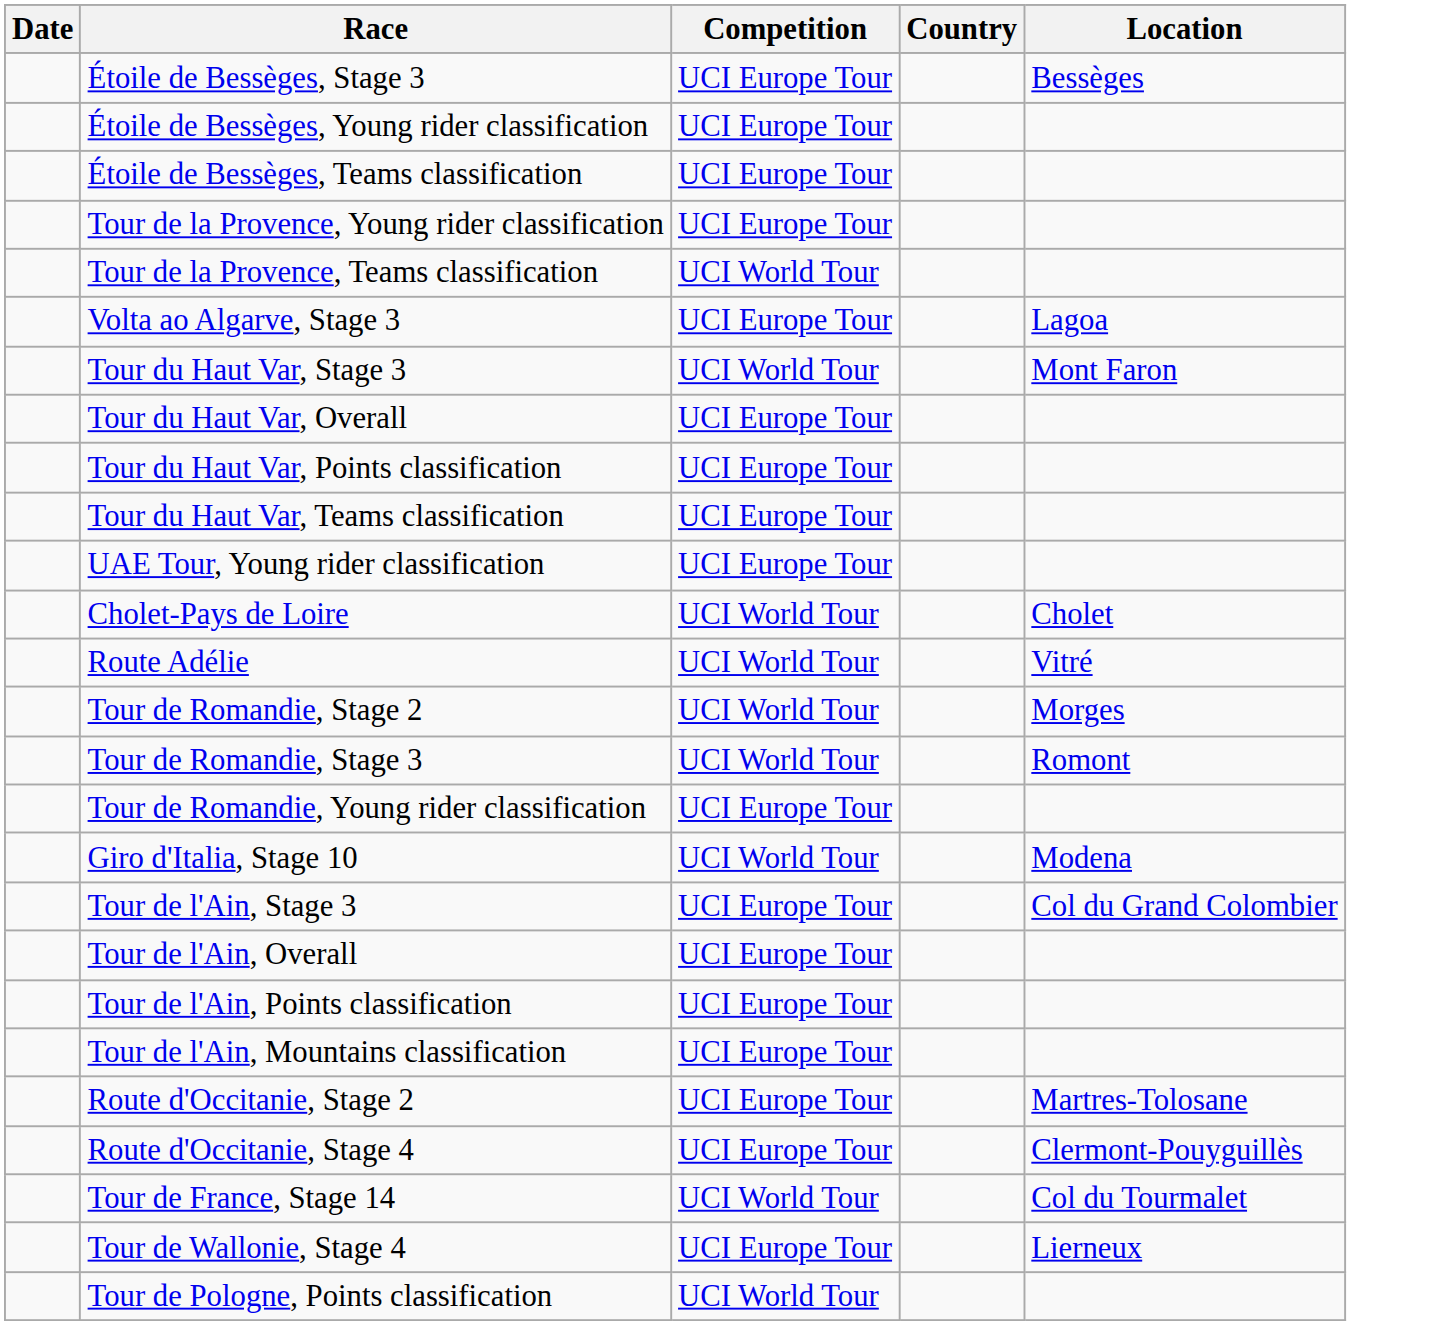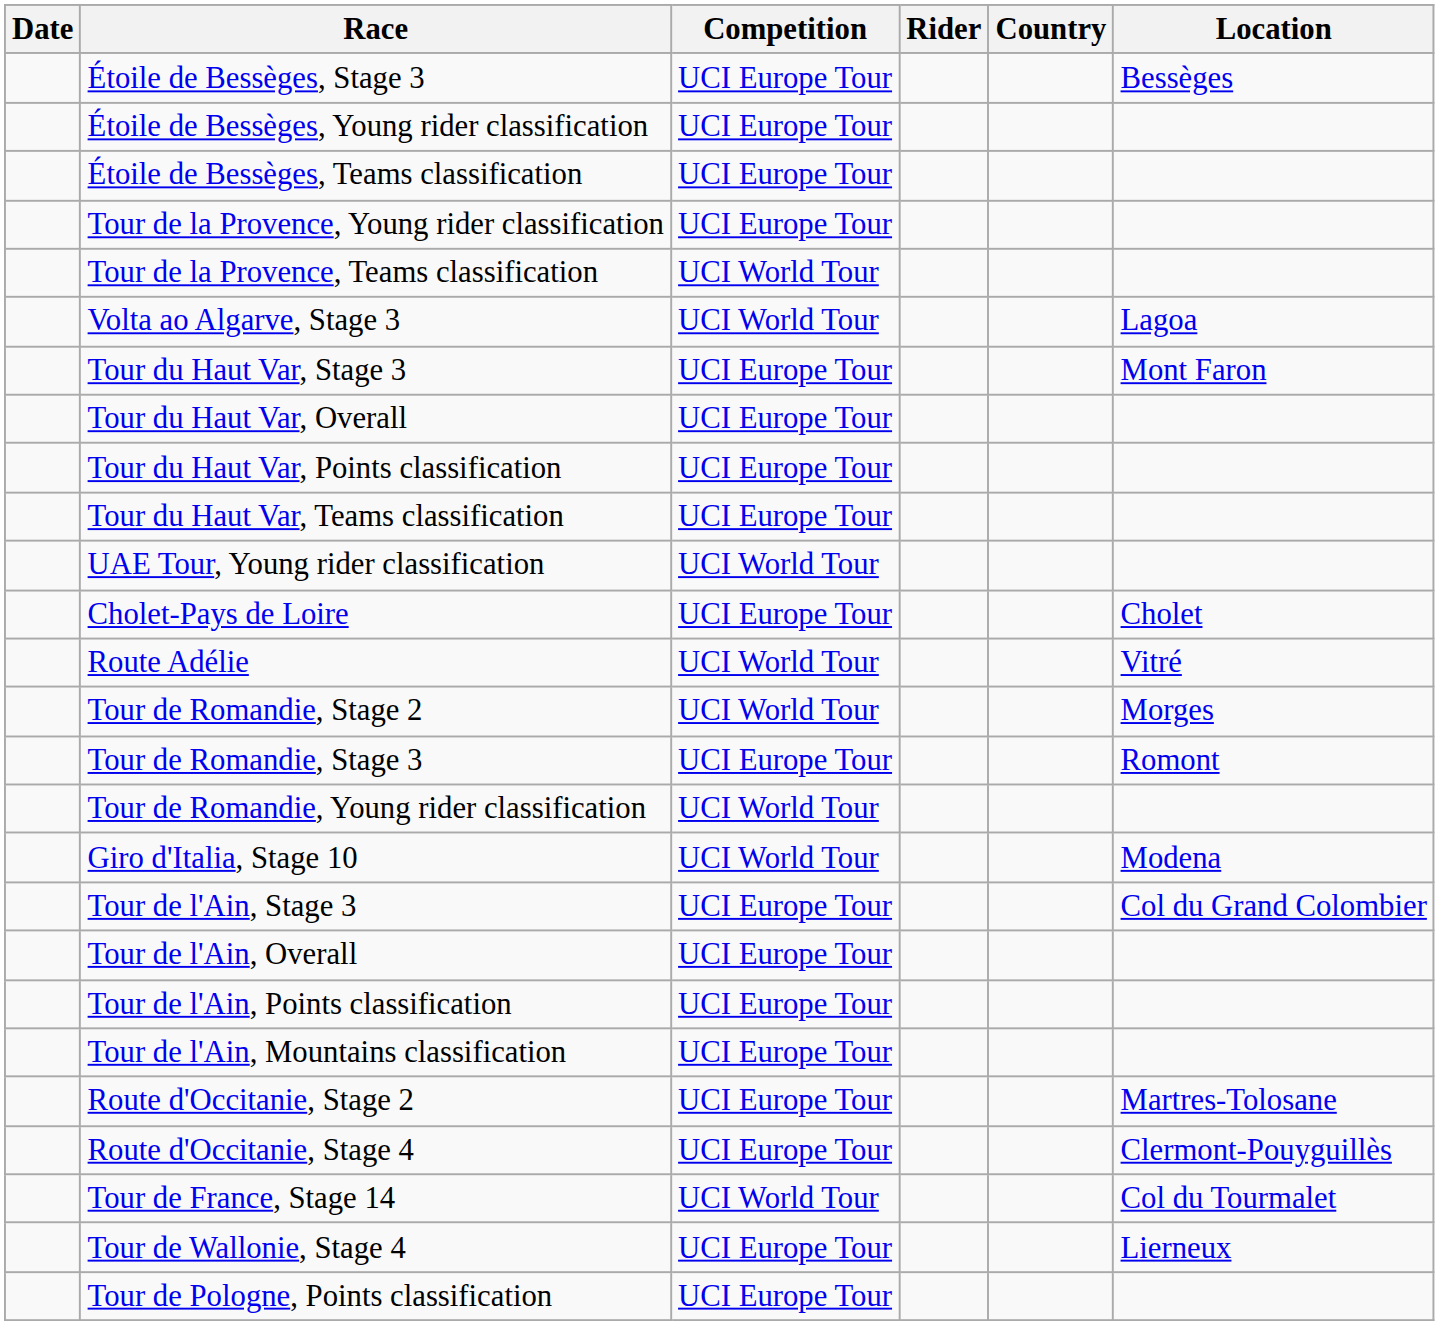+ column: (944, 28)
(785, 321) UCI Europe Tour -> (778, 321) UCI World Tour
(778, 369) UCI World Tour -> (785, 369) UCI Europe Tour
(785, 564) UCI Europe Tour -> (778, 564) UCI World Tour
(778, 613) UCI World Tour -> (785, 613) UCI Europe Tour
(778, 759) UCI World Tour -> (785, 759) UCI Europe Tour
(785, 808) UCI Europe Tour -> (778, 808) UCI World Tour
(778, 1295) UCI World Tour -> (785, 1295) UCI Europe Tour
